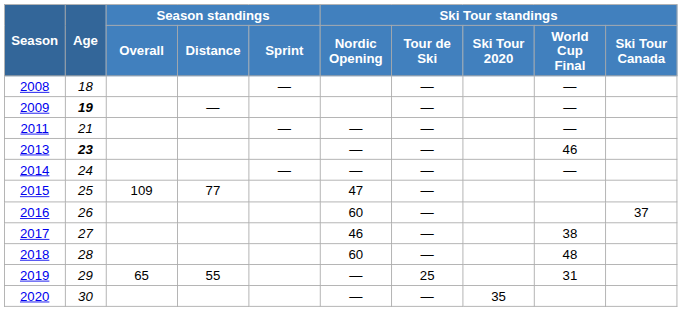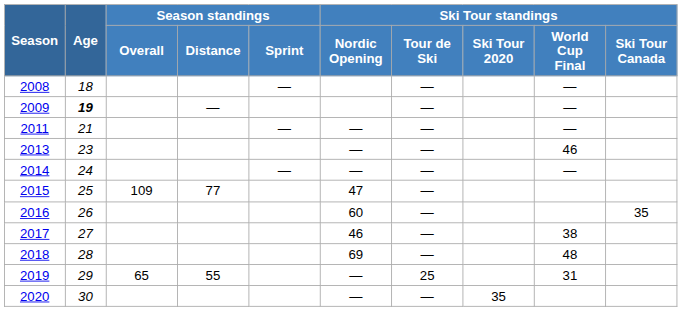(85, 149) bold -> (85, 149) normal
(641, 212) 37 -> (641, 212) 35
(356, 254) 60 -> (356, 254) 69
